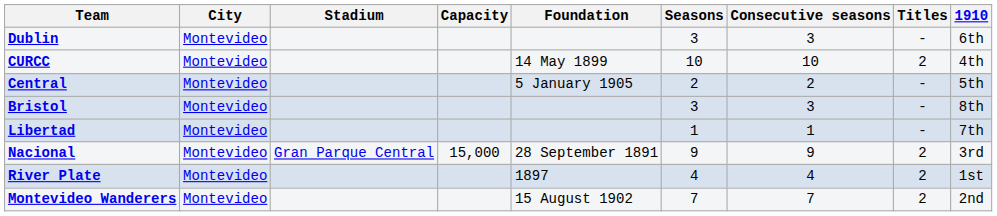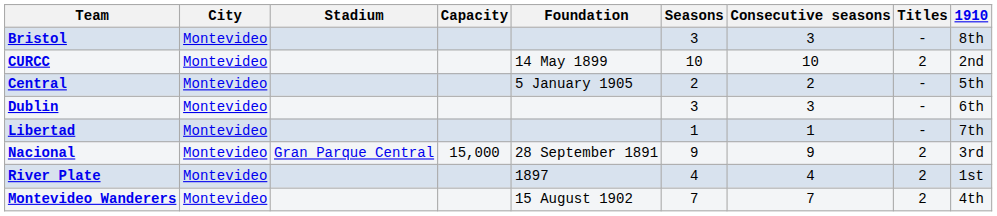rows swapped: (37, 108) <-> (33, 39)
(971, 62) 4th -> (971, 62) 2nd
(971, 199) 2nd -> (971, 199) 4th
